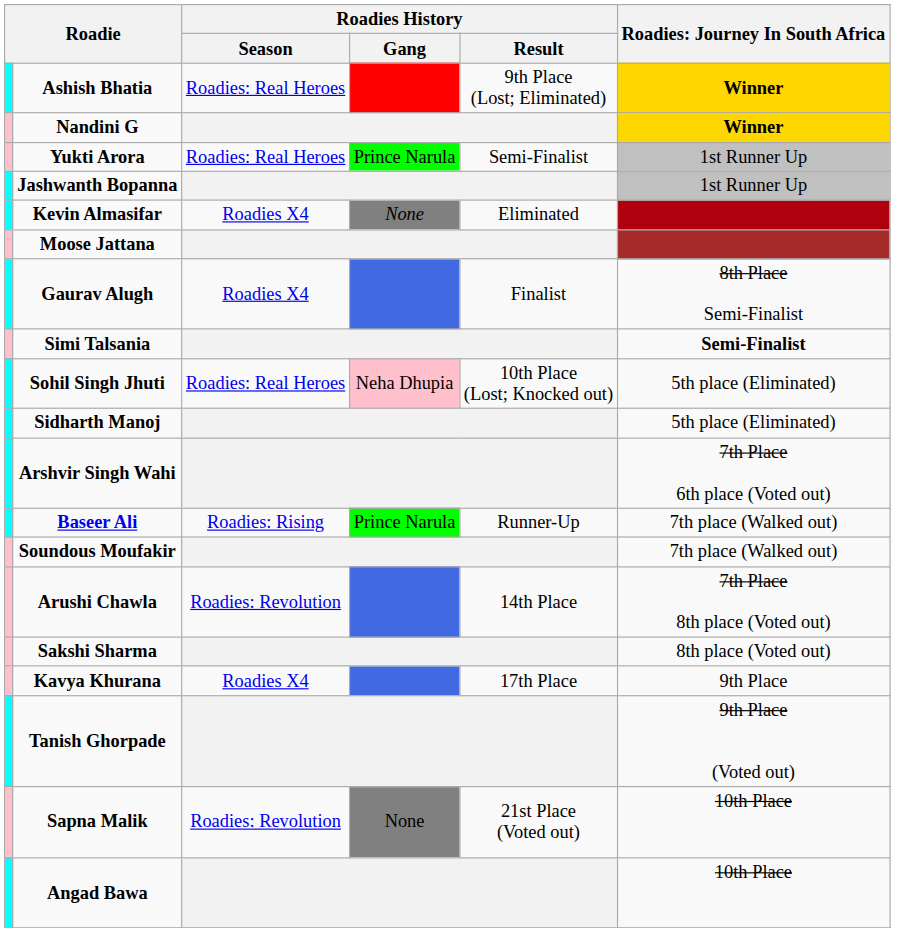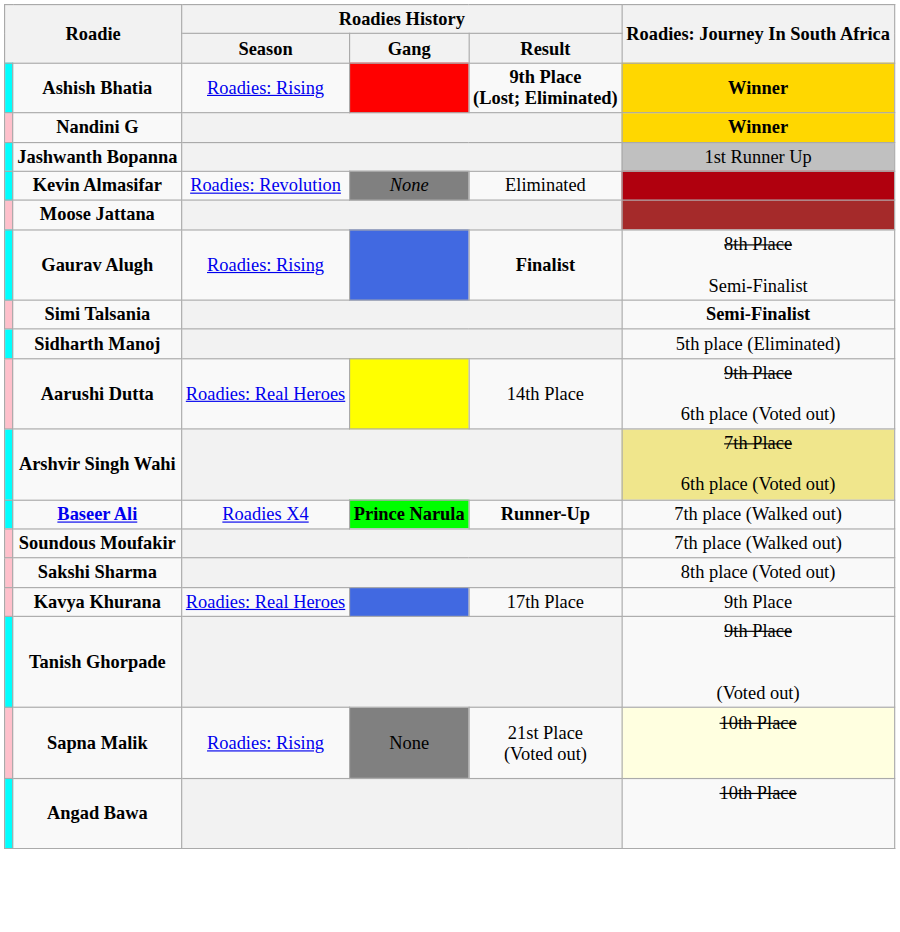(266, 87) Roadies: Real Heroes -> (266, 87) Roadies: Rising
(538, 87) normal -> (545, 87) bold
- row: (97, 156)
(266, 214) Roadies X4 -> (266, 185) Roadies: Revolution
(266, 293) Roadies X4 -> (266, 264) Roadies: Rising
(538, 293) normal -> (545, 264) bold
- row: (97, 383)
+ row: (97, 393)
(753, 472) no background -> (758, 464) khaki background
(266, 522) Roadies: Rising -> (266, 514) Roadies X4
(405, 522) normal -> (409, 514) bold
(538, 522) normal -> (545, 514) bold
- row: (97, 601)
(266, 680) Roadies X4 -> (266, 601) Roadies: Real Heroes
(266, 821) Roadies: Revolution -> (266, 742) Roadies: Rising
(753, 801) no background -> (758, 722) lightyellow background
